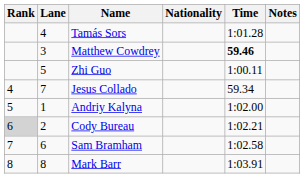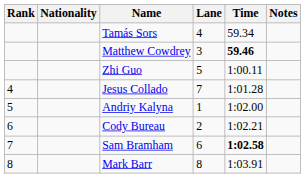columns swapped: (53, 13) <-> (194, 13)
(245, 32) 1:01.28 -> (241, 32) 59.34
(241, 88) 59.34 -> (245, 88) 1:01.28
(10, 126) lightgrey background -> (10, 126) no background
(245, 145) normal -> (246, 145) bold
